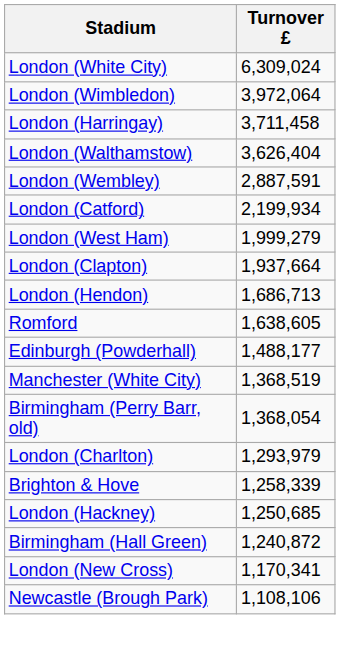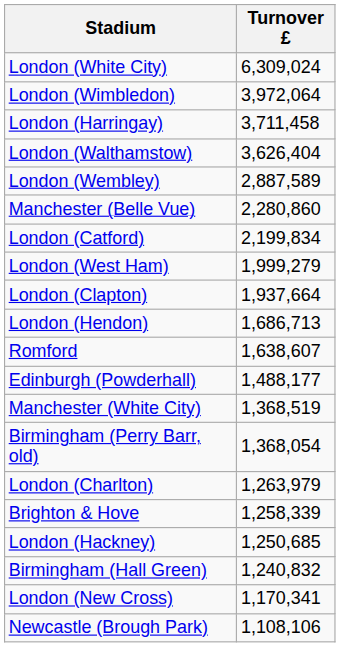(281, 180) 2,887,591 -> (281, 180) 2,887,589
+ row: (102, 209)
(281, 209) 2,199,934 -> (281, 237) 2,199,834
(281, 323) 1,638,605 -> (281, 351) 1,638,607
(281, 456) 1,293,979 -> (281, 485) 1,263,979
(281, 542) 1,240,872 -> (281, 570) 1,240,832
